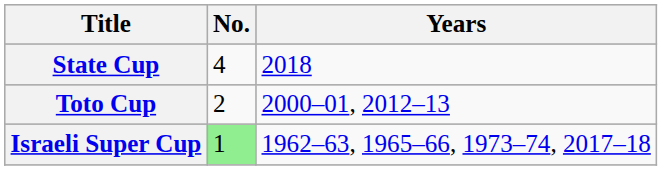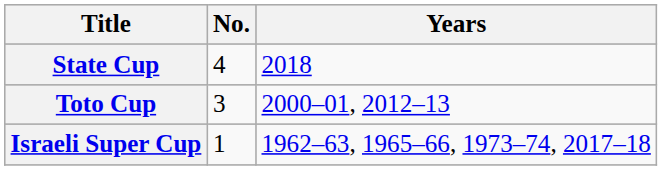(219, 104) 2 -> (219, 104) 3
(219, 143) lightgreen background -> (219, 143) no background
